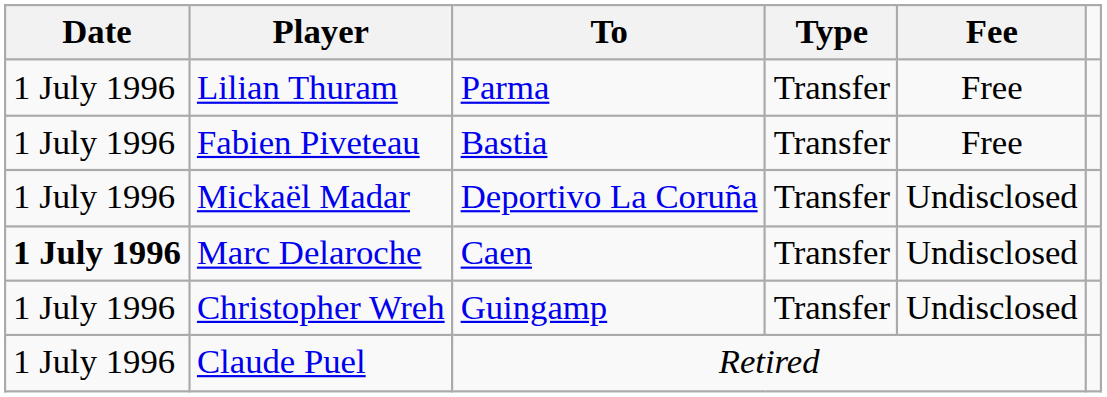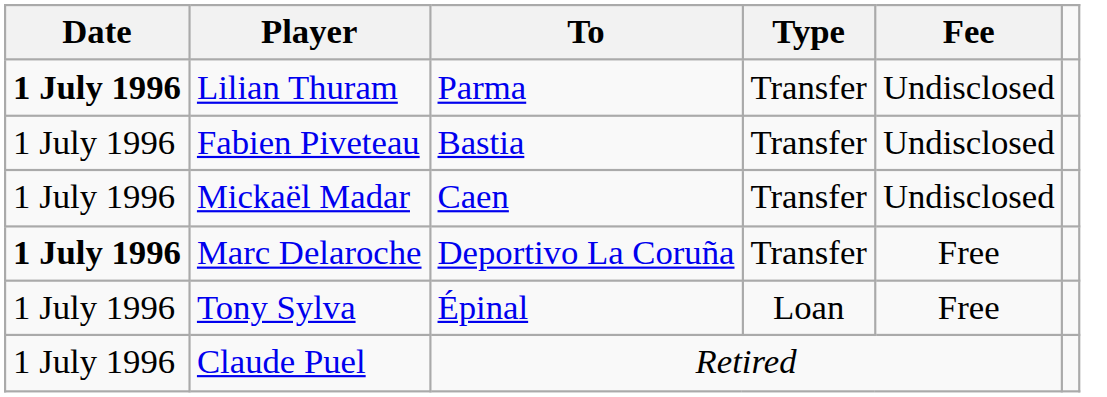(94, 87) normal -> (97, 87) bold
(992, 87) Free -> (969, 87) Undisclosed
(992, 142) Free -> (969, 142) Undisclosed
(609, 197) Deportivo La Coruña -> (473, 197) Caen
(496, 252) Caen -> (586, 252) Deportivo La Coruña
(992, 252) Undisclosed -> (969, 252) Free
- row: (321, 307)
+ row: (276, 307)
